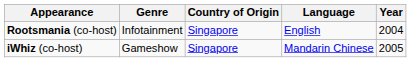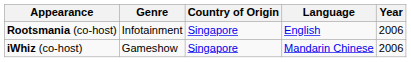(391, 30) 2004 -> (391, 30) 2006
(391, 48) 2005 -> (391, 48) 2006
